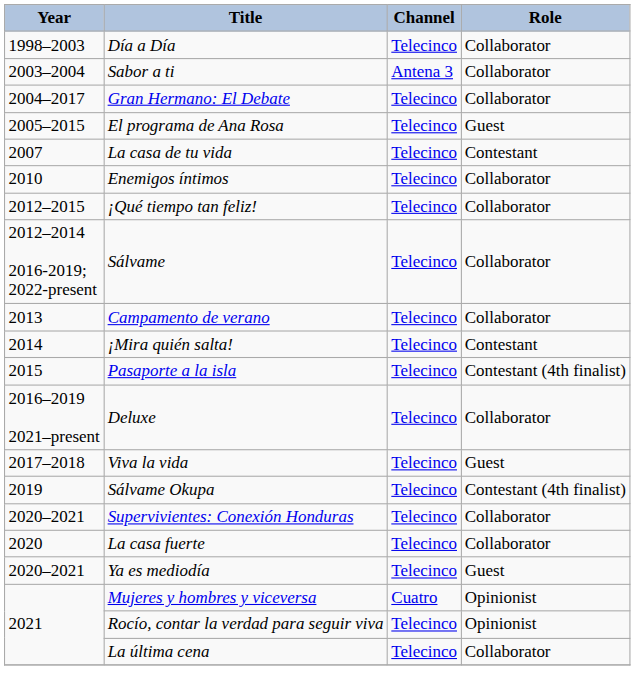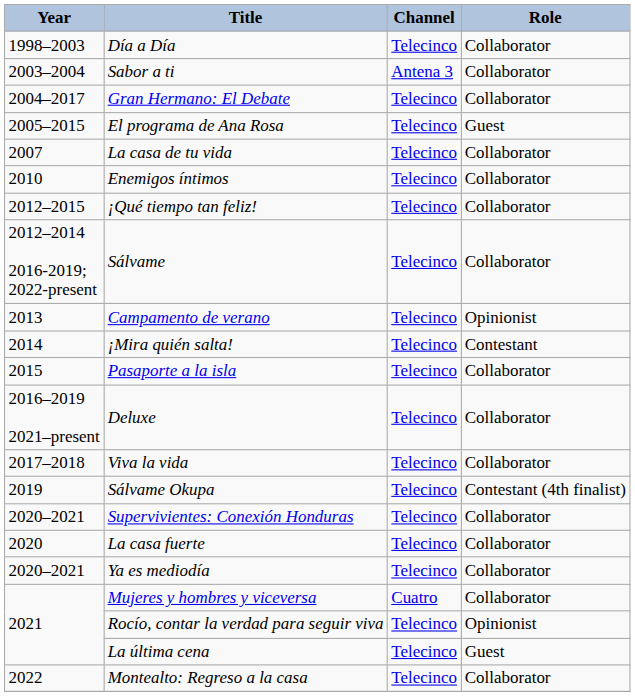(501, 152) Contestant -> (508, 152) Collaborator
(508, 317) Collaborator -> (501, 317) Opinionist
(545, 371) Contestant (4th finalist) -> (508, 371) Collaborator
(485, 463) Guest -> (508, 463) Collaborator
(485, 570) Guest -> (508, 570) Collaborator
(501, 597) Opinionist -> (508, 597) Collaborator
(508, 651) Collaborator -> (485, 651) Guest
+ row: (208, 678)
